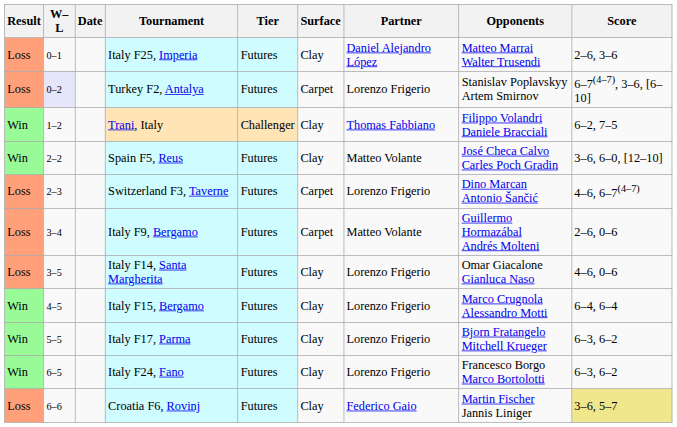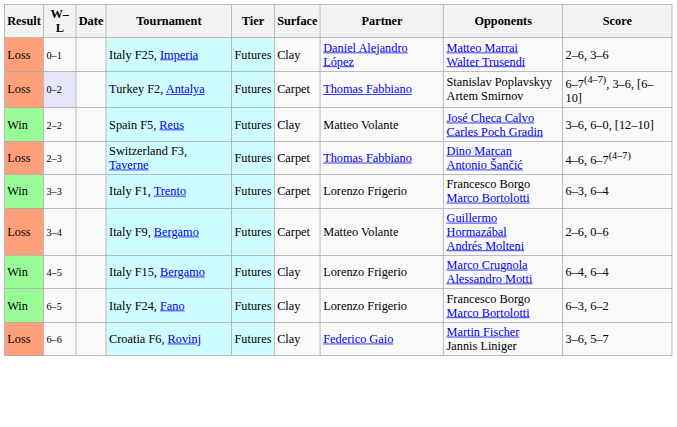(388, 89) Lorenzo Frigerio -> (368, 89) Thomas Fabbiano
- row: (136, 124)
(388, 191) Lorenzo Frigerio -> (368, 158) Thomas Fabbiano
+ row: (148, 191)
- row: (147, 272)
- row: (149, 338)
(596, 405) khaki background -> (587, 338) no background
